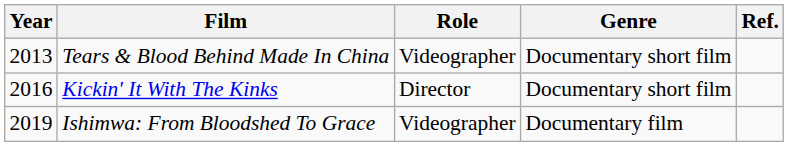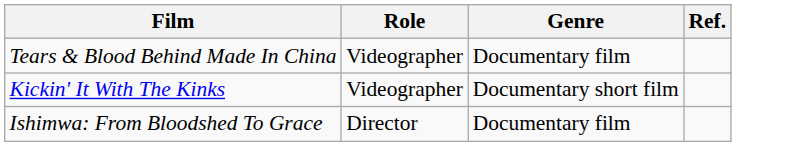- column: (31, 21)
(628, 55) Documentary short film -> (552, 55) Documentary film
(435, 89) Director -> (405, 89) Videographer
(457, 123) Videographer -> (382, 123) Director
